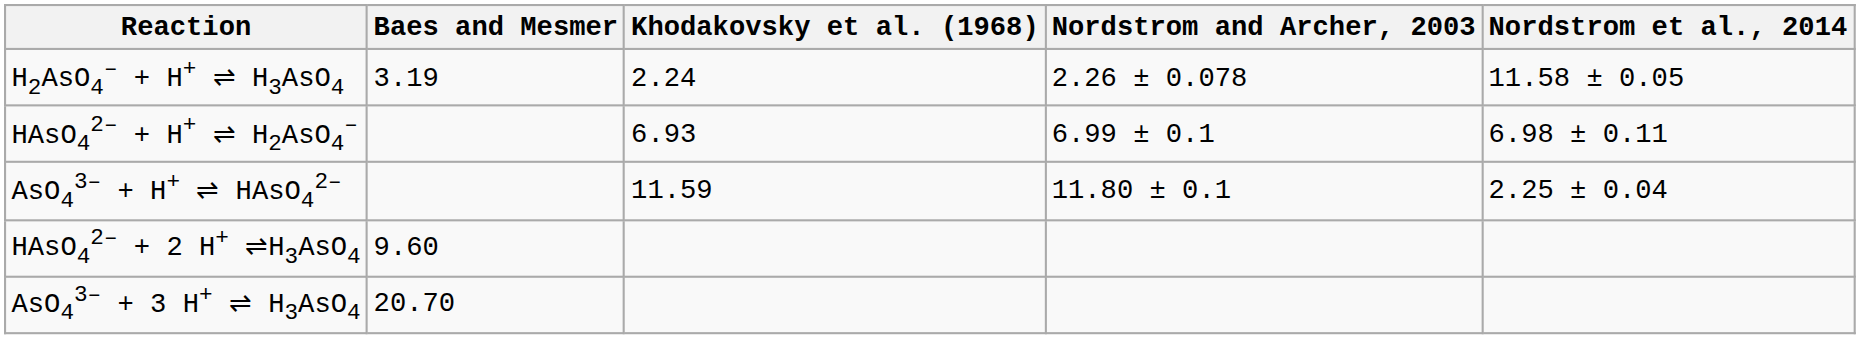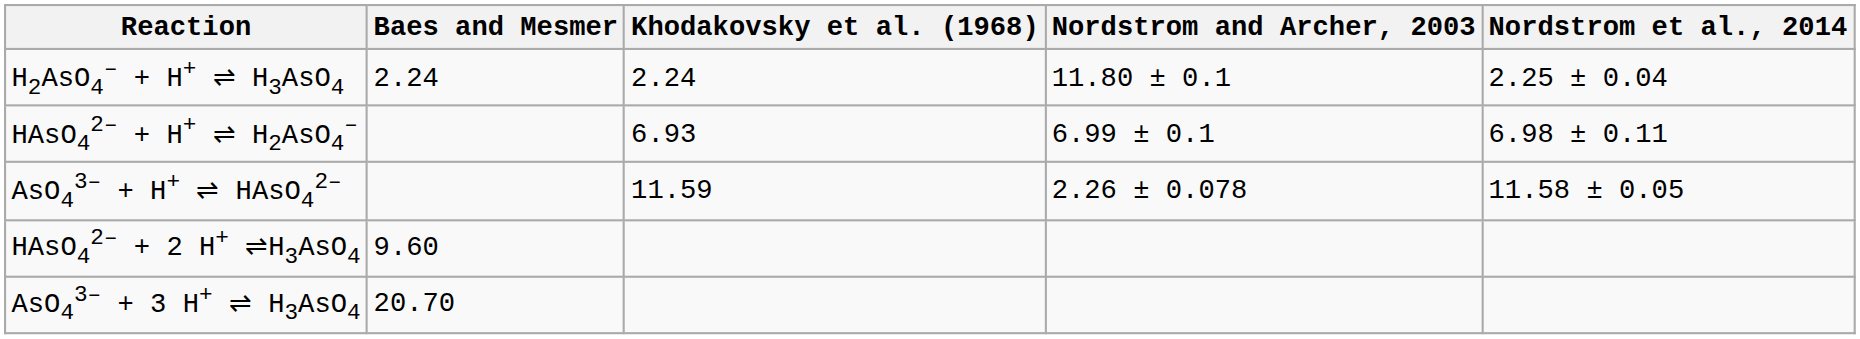(406, 78) 3.19 -> (406, 78) 2.24
(1150, 78) 2.26 ± 0.078 -> (1141, 78) 11.80 ± 0.1
(1586, 78) 11.58 ± 0.05 -> (1578, 78) 2.25 ± 0.04
(1141, 191) 11.80 ± 0.1 -> (1150, 191) 2.26 ± 0.078
(1578, 191) 2.25 ± 0.04 -> (1586, 191) 11.58 ± 0.05
